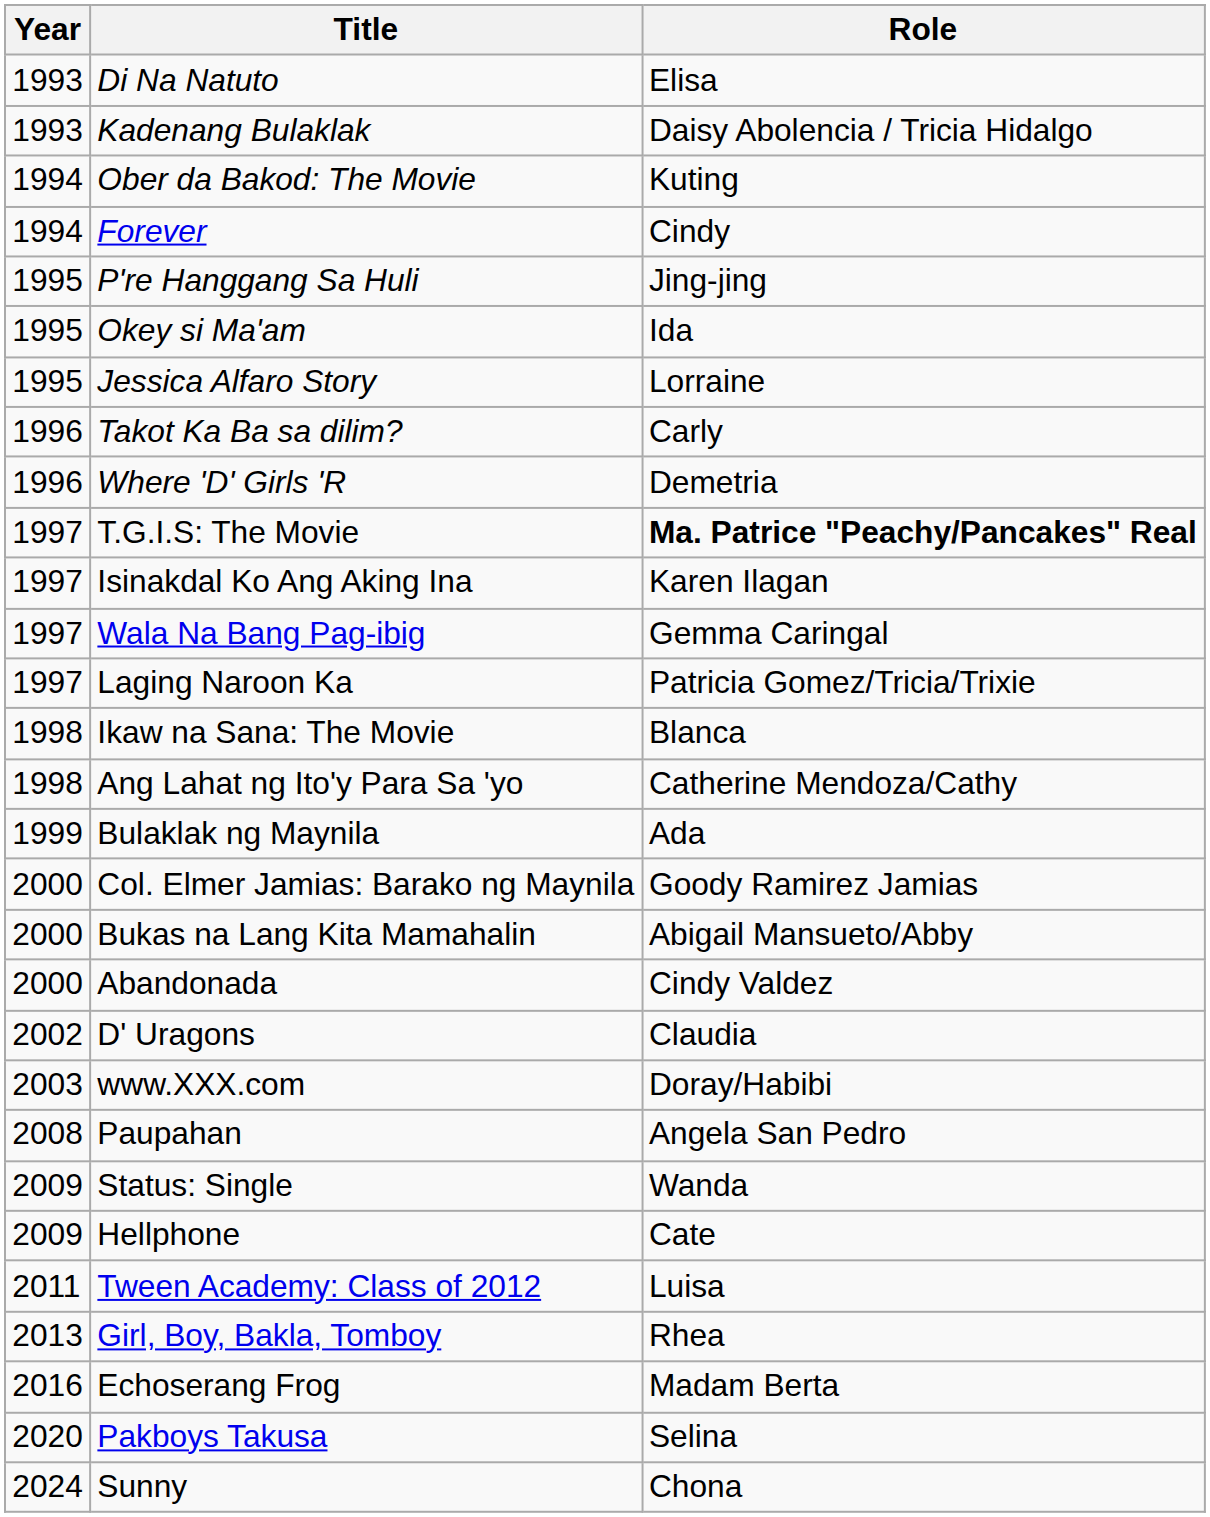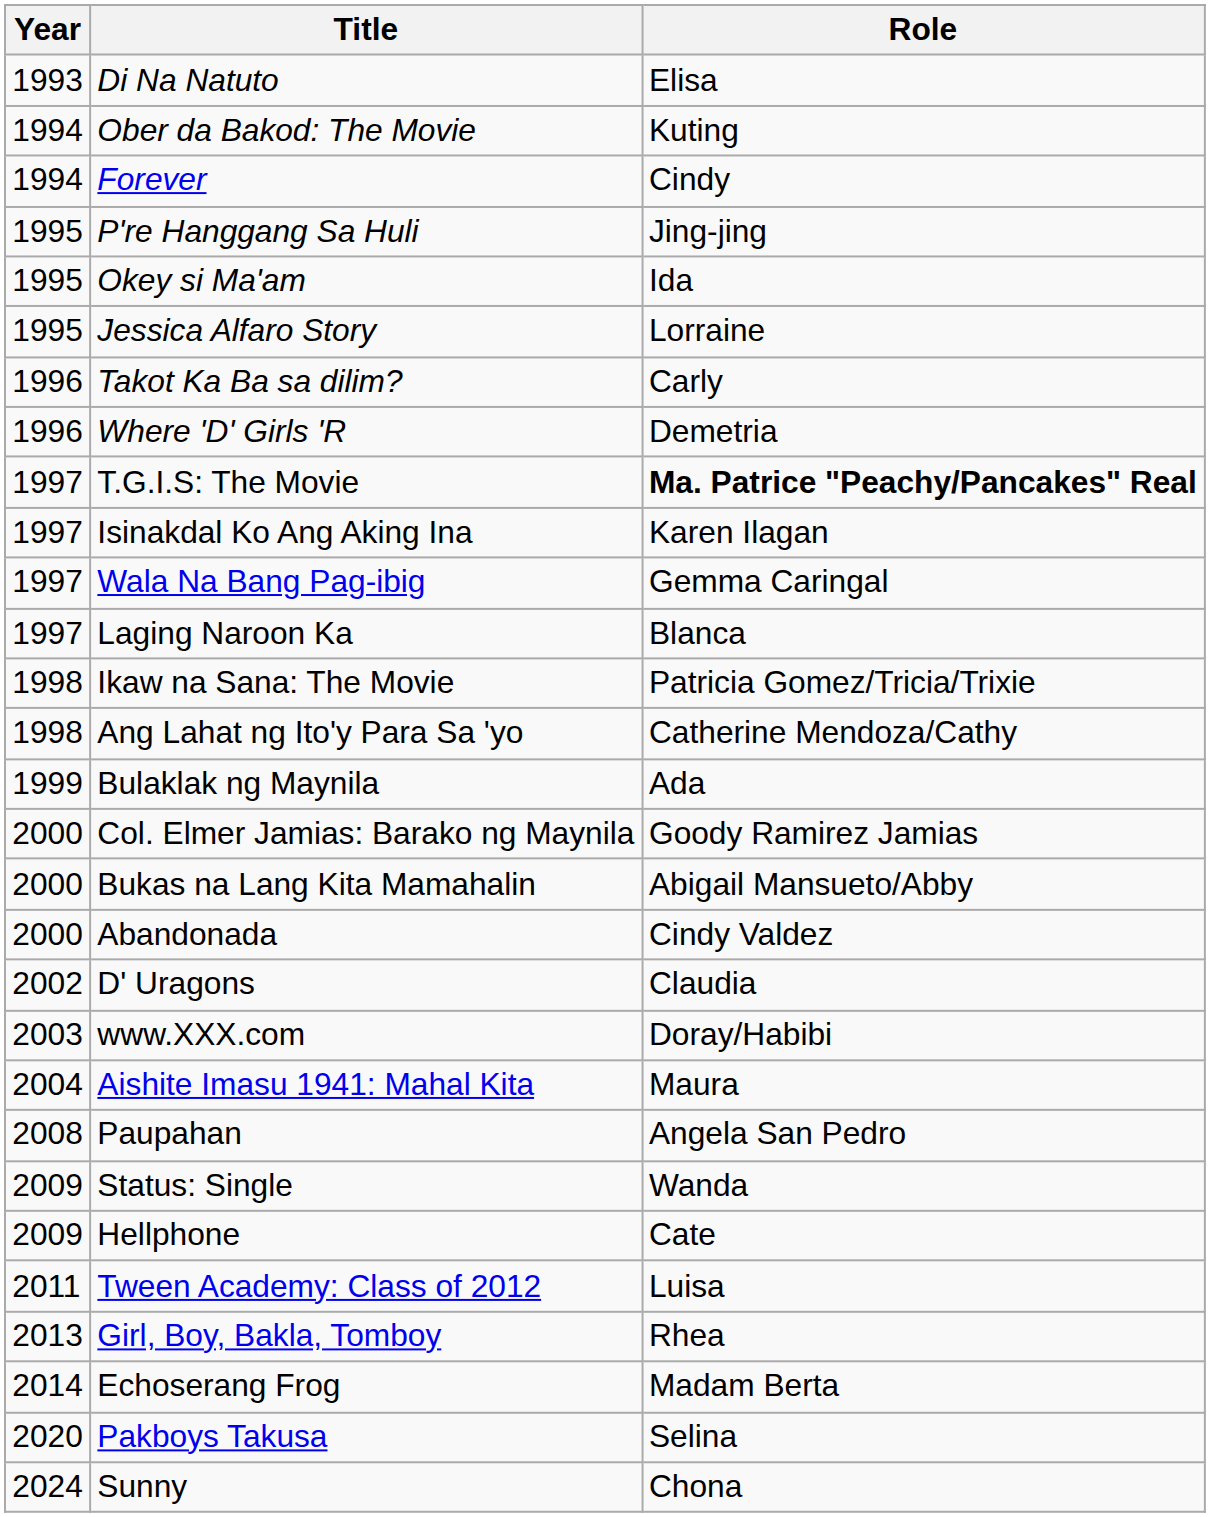- row: (234, 130)
(842, 682) Patricia Gomez/Tricia/Trixie -> (697, 632) Blanca
(697, 733) Blanca -> (842, 682) Patricia Gomez/Tricia/Trixie
+ row: (316, 1084)
(48, 1386) 2016 -> (48, 1386) 2014
